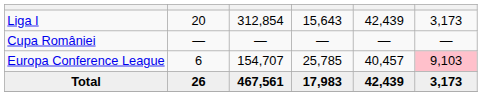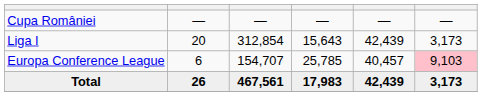rows swapped: (23, 20) <-> (51, 40)
